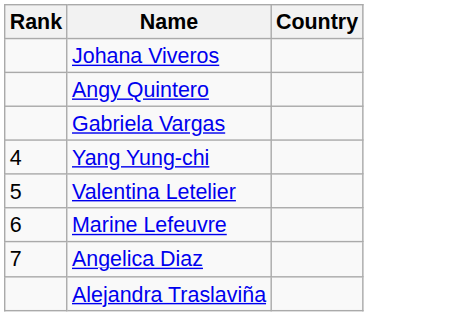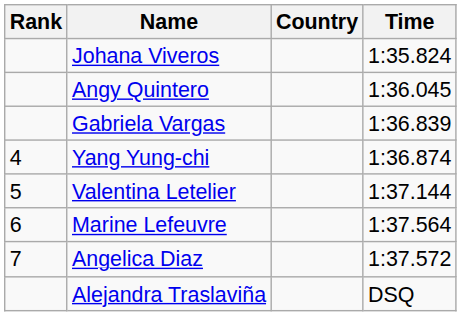+ column: (410, 22)
